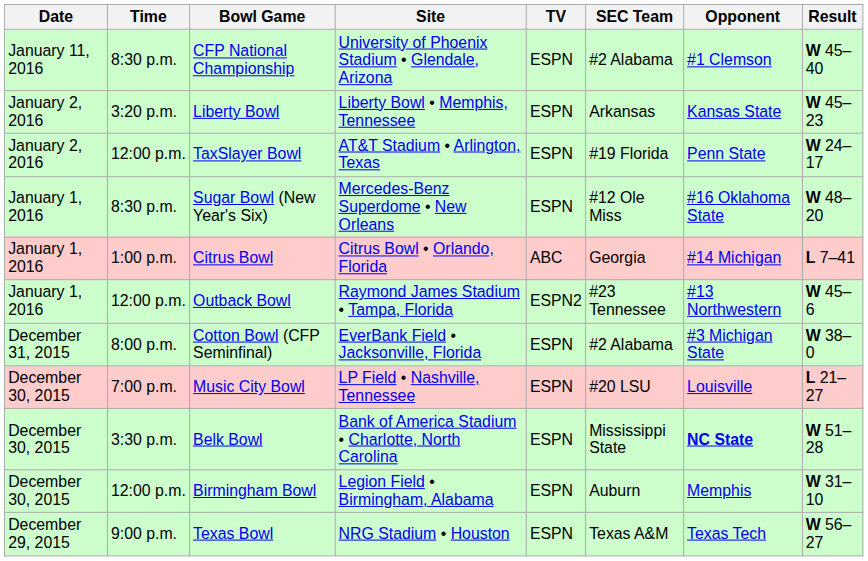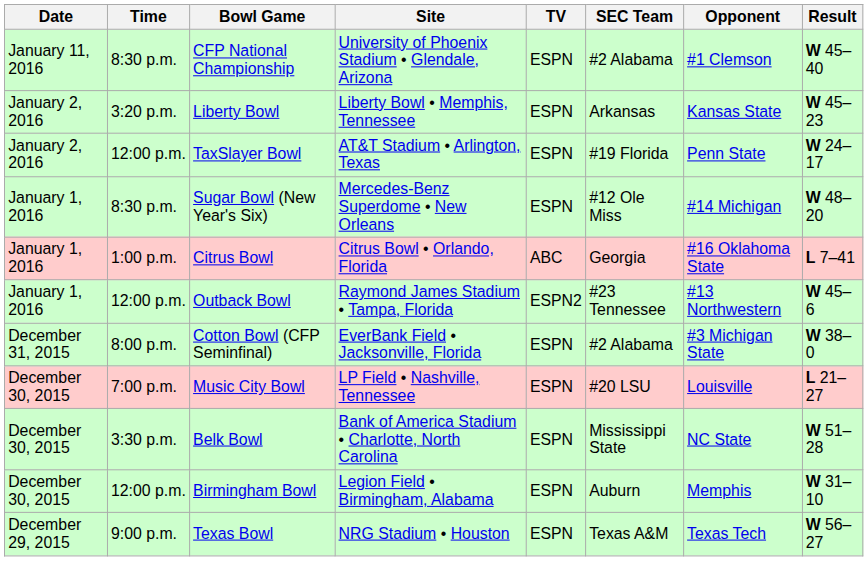(739, 206) #16 Oklahoma State -> (734, 206) #14 Michigan
(734, 258) #14 Michigan -> (739, 258) #16 Oklahoma State
(720, 439) bold -> (719, 439) normal
